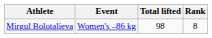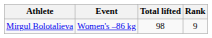(195, 26) 8 -> (195, 26) 9
